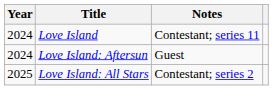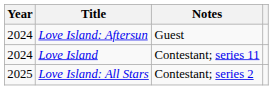rows swapped: (68, 34) <-> (93, 54)
